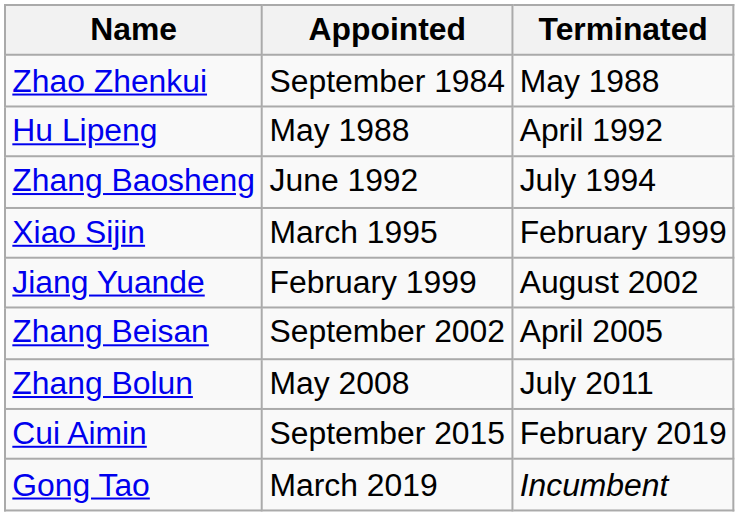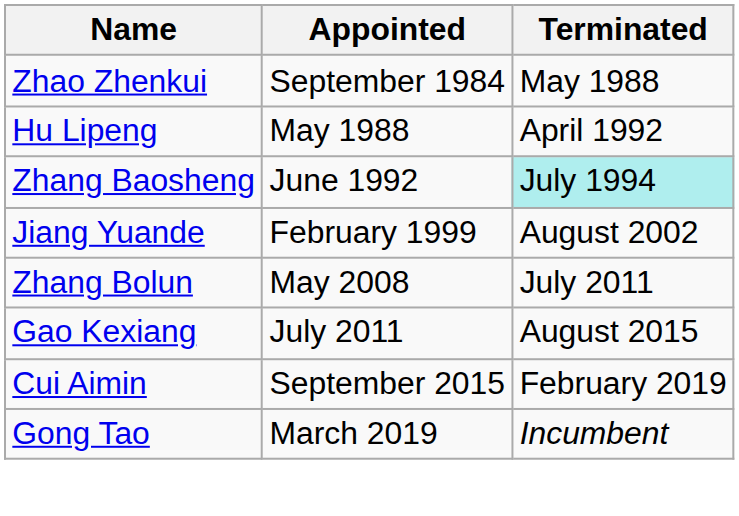(588, 181) no background -> (588, 181) paleturquoise background
- row: (79, 231)
- row: (111, 332)
+ row: (104, 332)
